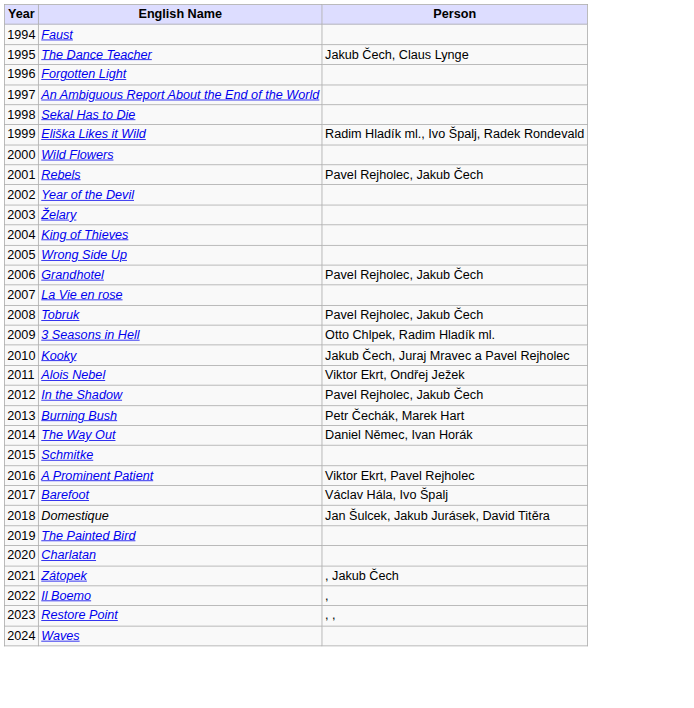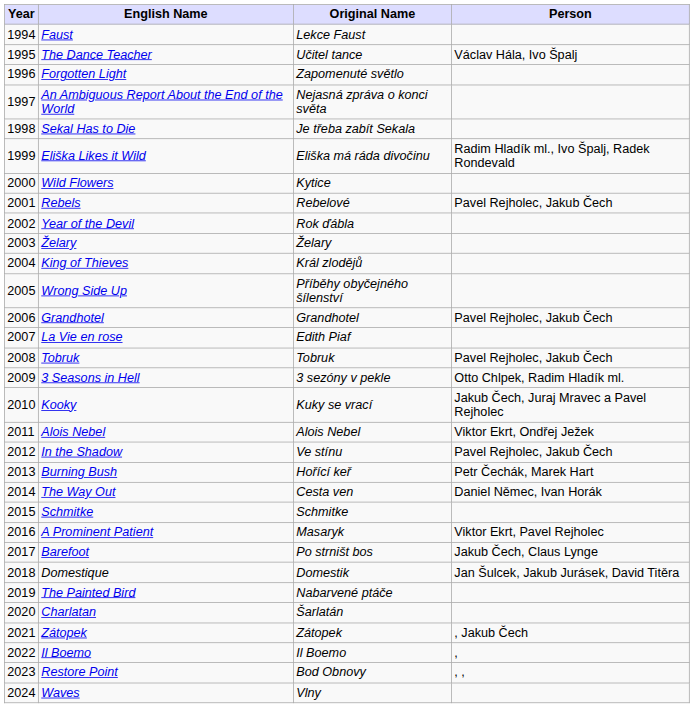+ column: (372, 14)
(397, 54) Jakub Čech, Claus Lynge -> (516, 54) Václav Hála, Ivo Špalj
(387, 495) Václav Hála, Ivo Špalj -> (526, 552) Jakub Čech, Claus Lynge
